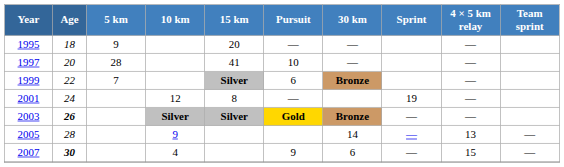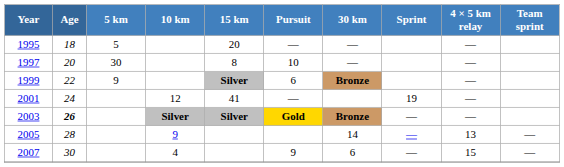(116, 44) 9 -> (116, 44) 5
(116, 62) 28 -> (116, 62) 30
(234, 62) 41 -> (234, 62) 8
(116, 80) 7 -> (116, 80) 9
(234, 98) 8 -> (234, 98) 41
(70, 152) bold -> (70, 152) normal
